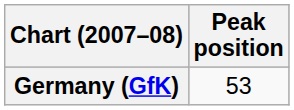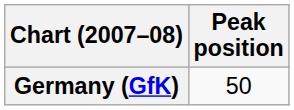(239, 85) 53 -> (239, 85) 50
